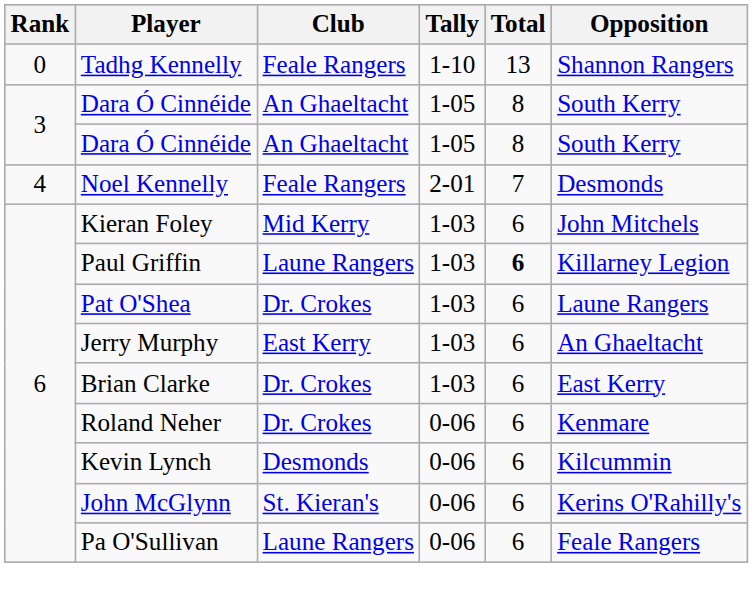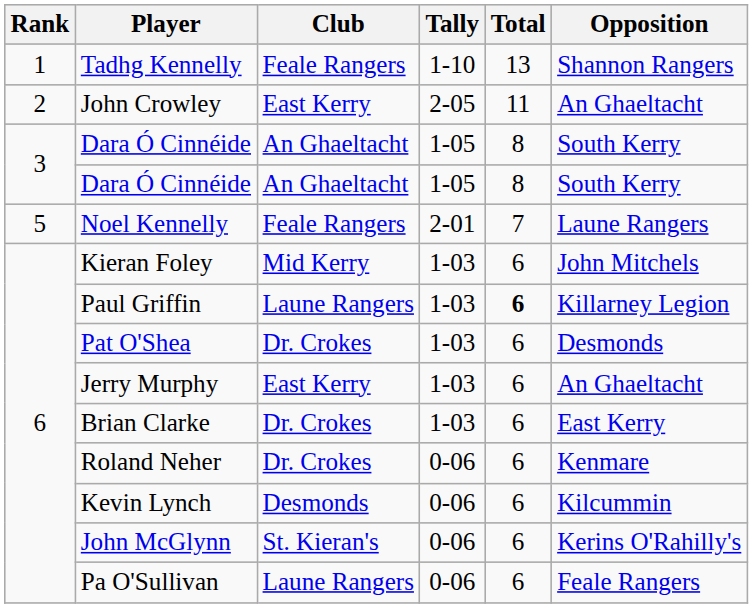(40, 64) 0 -> (40, 64) 1
+ row: (151, 104)
(40, 183) 4 -> (40, 223) 5
(610, 183) Desmonds -> (633, 223) Laune Rangers
(633, 303) Laune Rangers -> (610, 343) Desmonds
